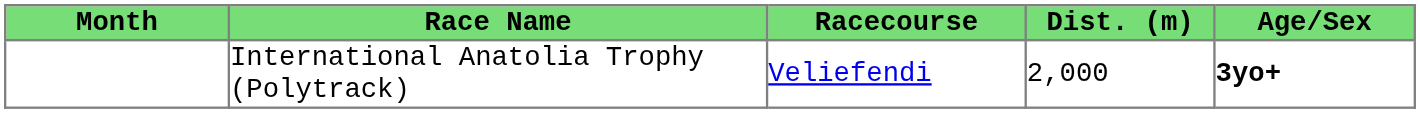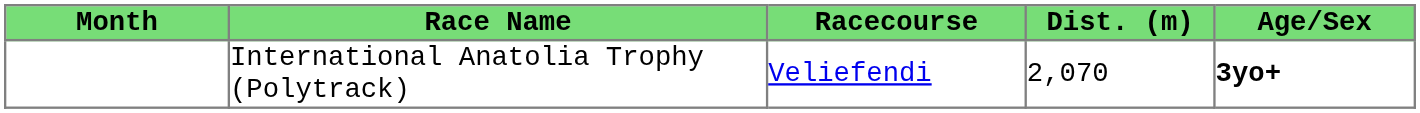(1068, 74) 2,000 -> (1068, 74) 2,070
